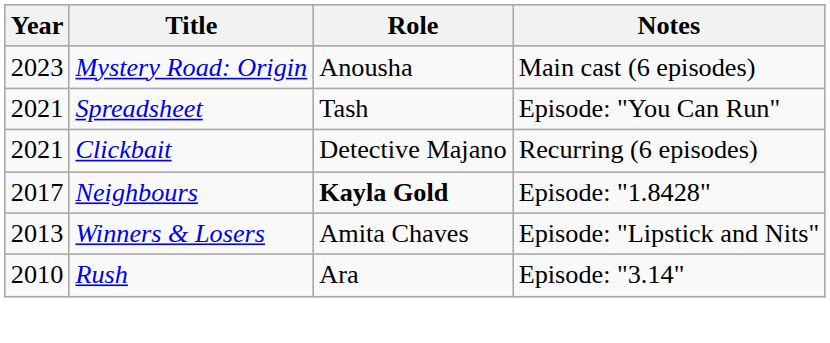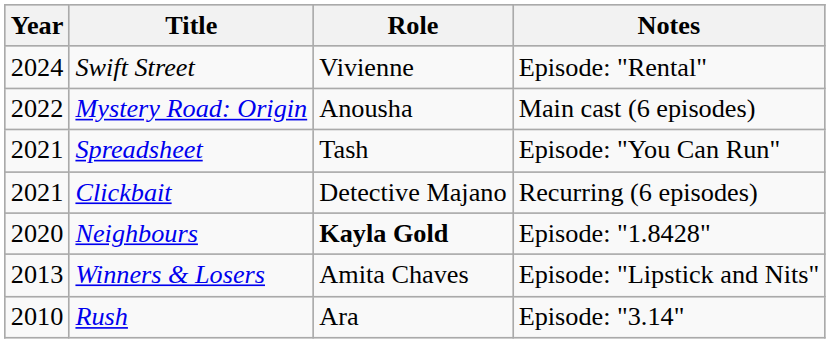+ row: (135, 66)
(37, 66) 2023 -> (37, 108) 2022
(37, 191) 2017 -> (37, 233) 2020
